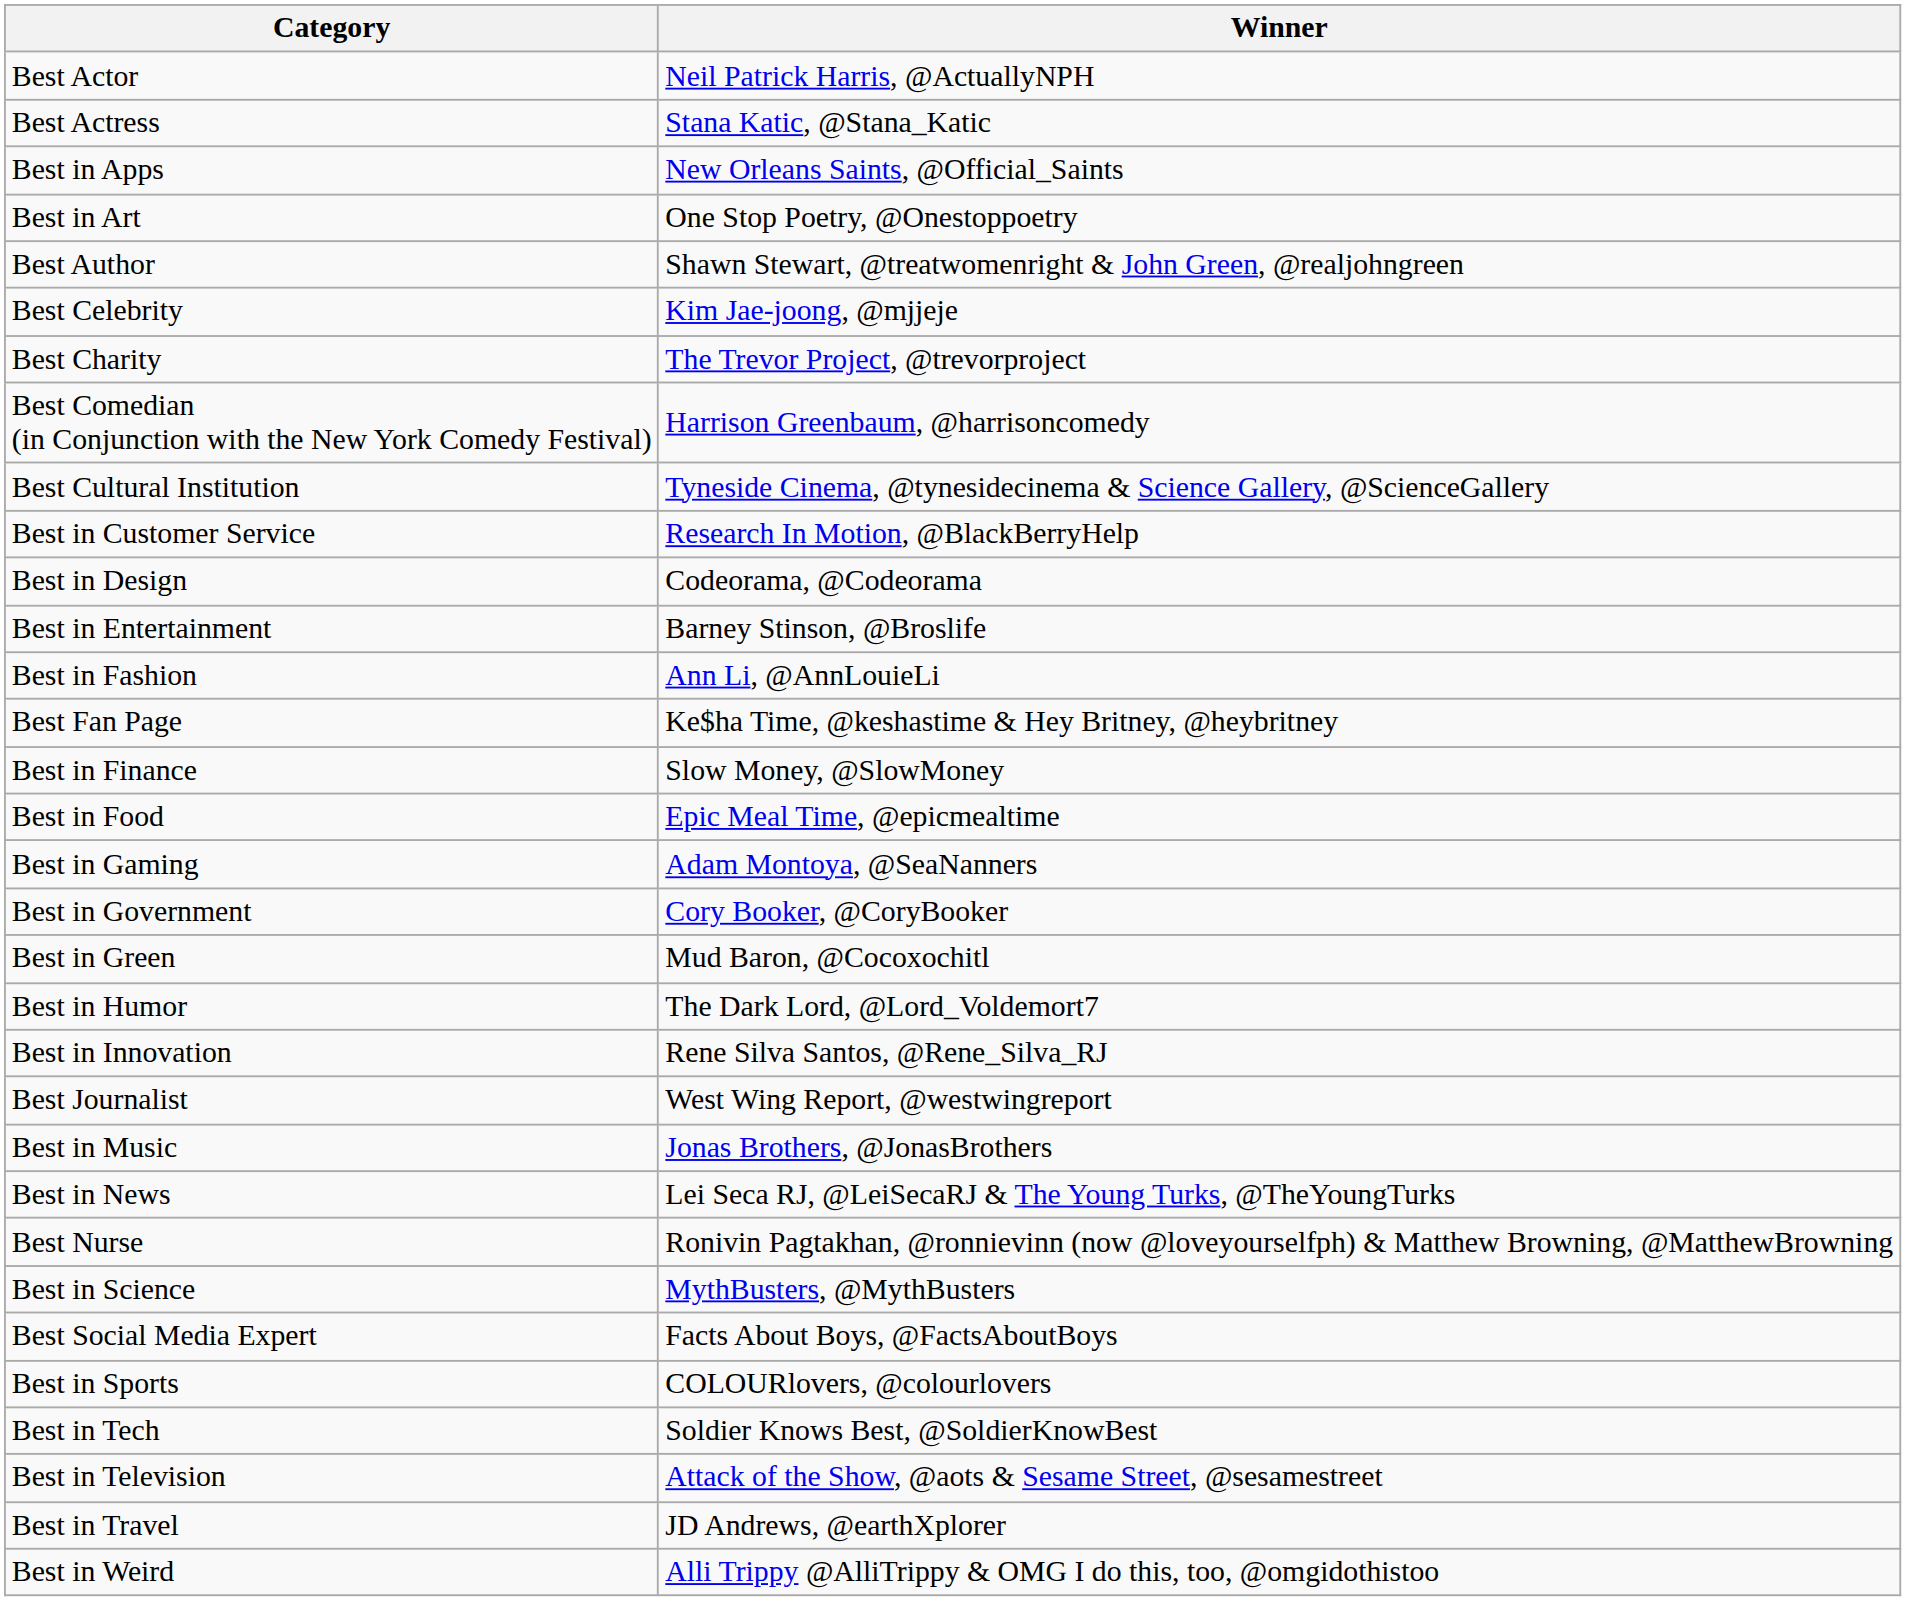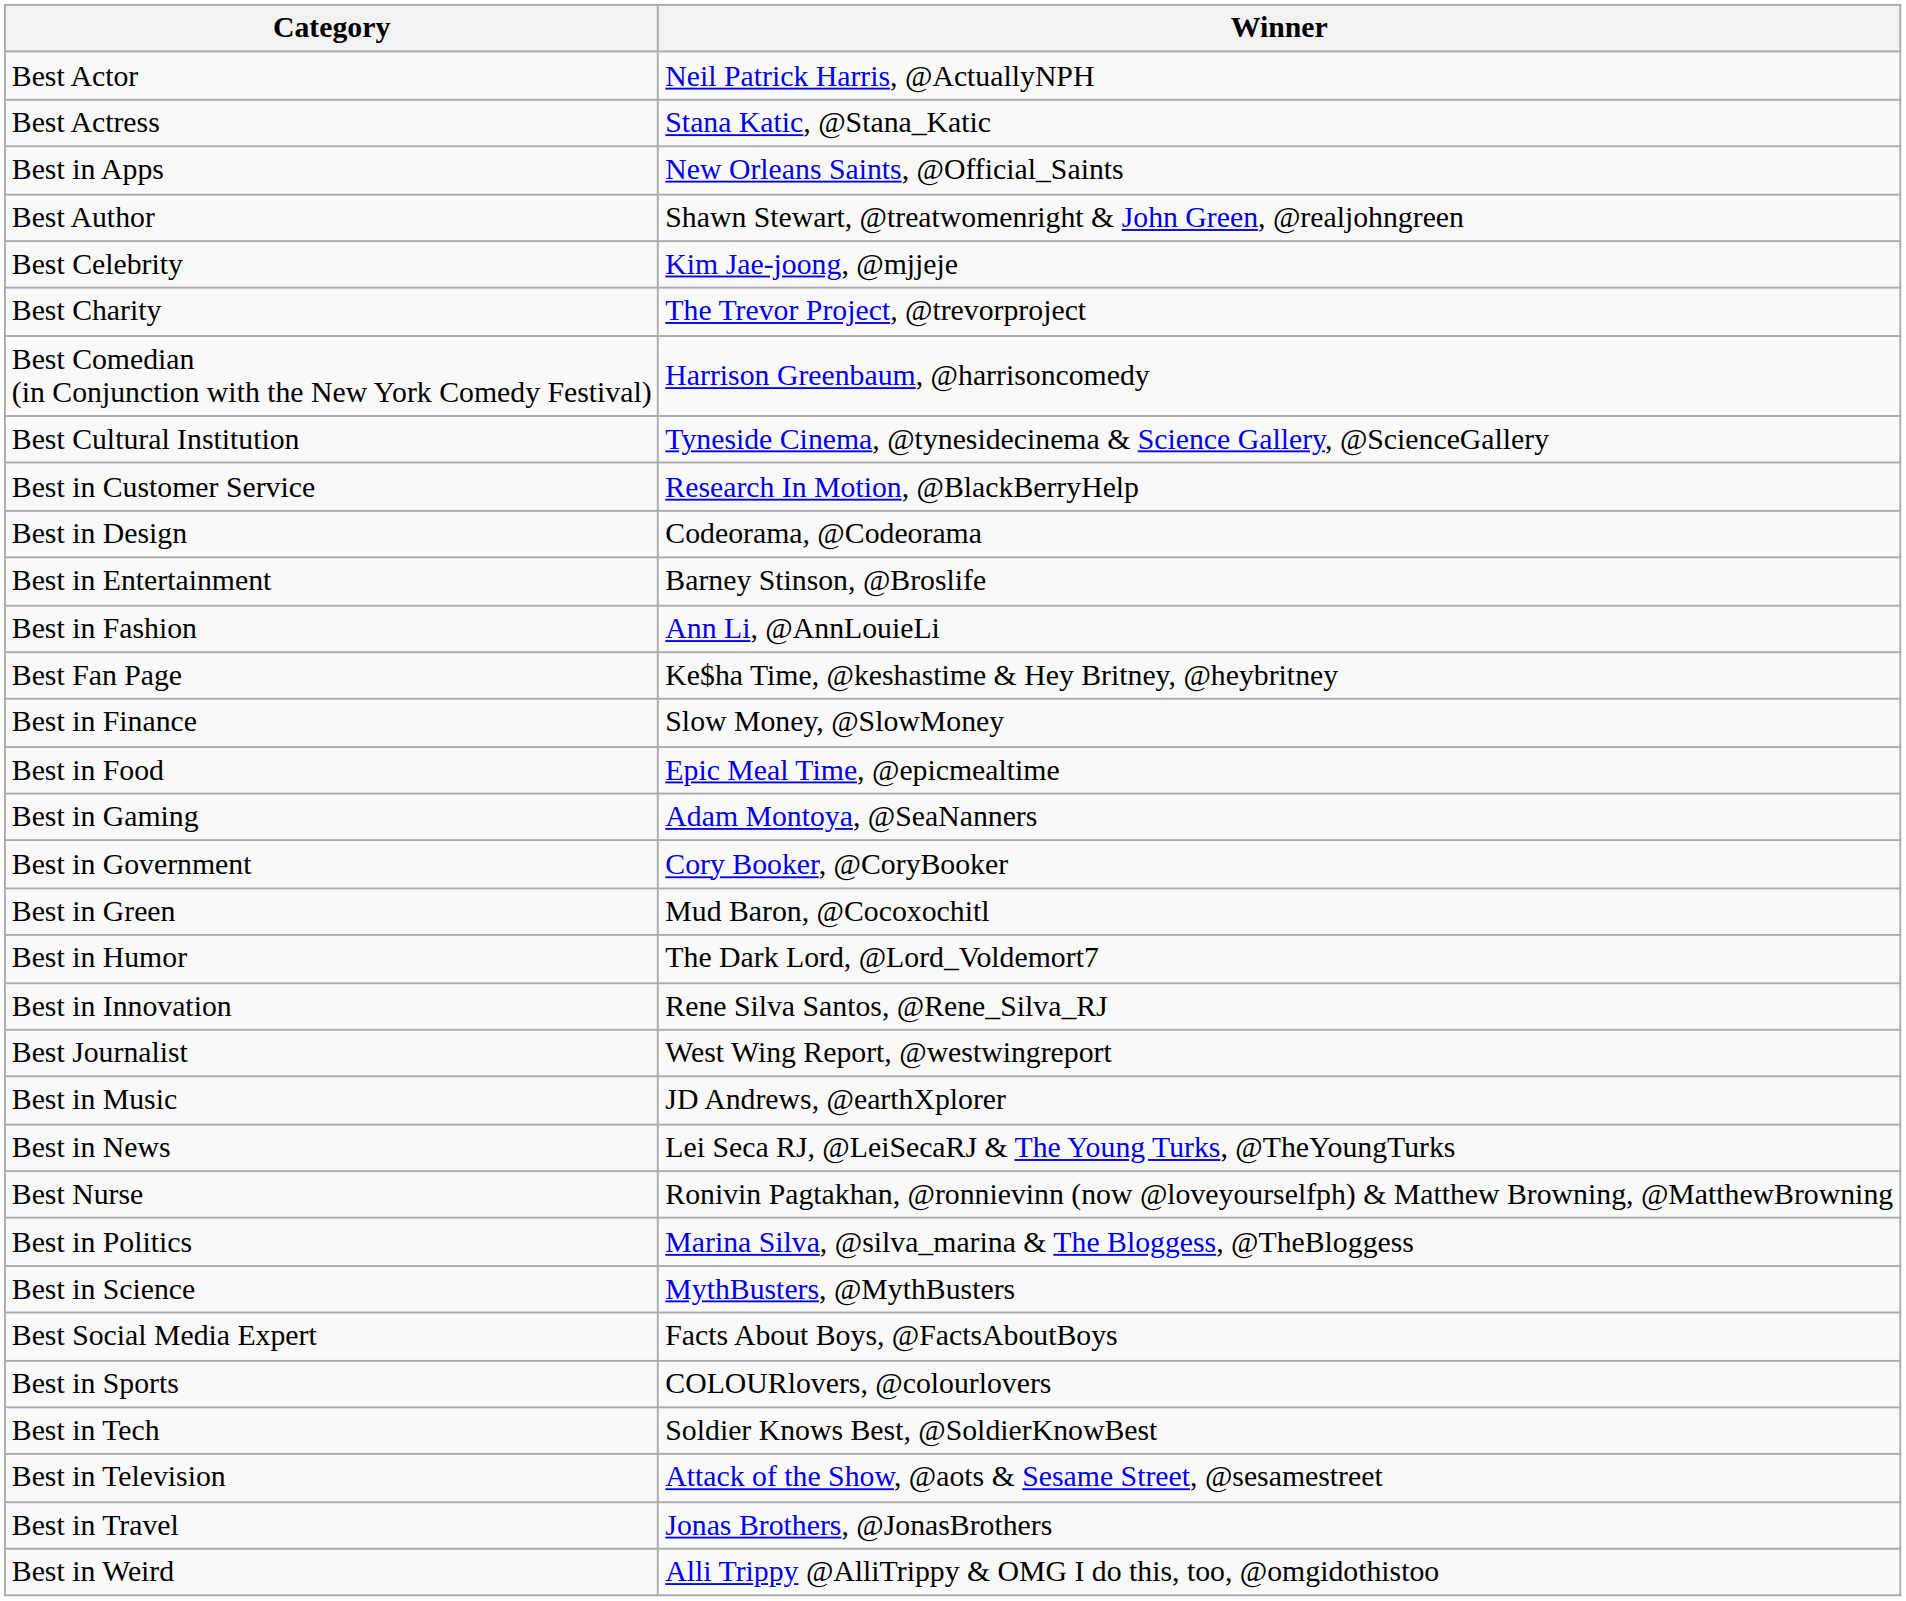- row: (76, 216)
(859, 1147) Jonas Brothers, @JonasBrothers -> (836, 1099) JD Andrews, @earthXplorer
+ row: (102, 1241)
(836, 1524) JD Andrews, @earthXplorer -> (859, 1524) Jonas Brothers, @JonasBrothers
